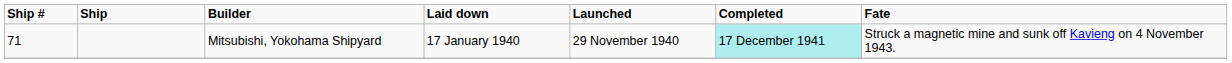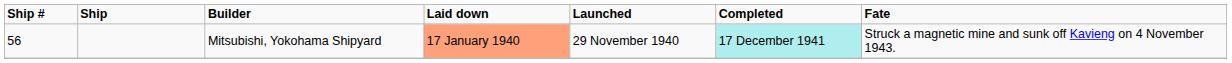(14, 41) 71 -> (14, 41) 56
(473, 41) no background -> (473, 41) lightsalmon background
